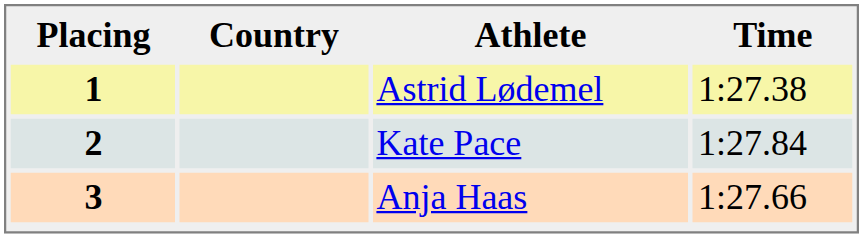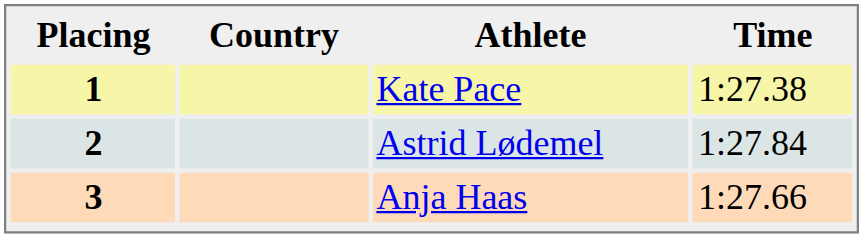(490, 88) Astrid Lødemel -> (449, 88) Kate Pace
(449, 142) Kate Pace -> (490, 142) Astrid Lødemel
